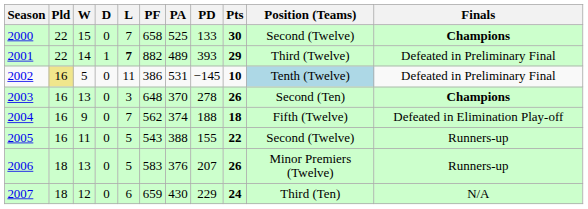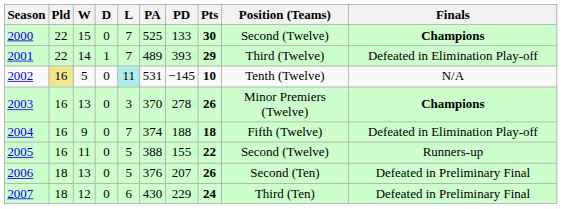- column: (152, 14)
(129, 55) bold -> (129, 55) normal
(478, 55) Defeated in Preliminary Final -> (453, 55) Defeated in Elimination Play-off
(129, 76) no background -> (129, 76) paleturquoise background
(310, 76) lightblue background -> (285, 76) no background
(478, 76) Defeated in Preliminary Final -> (453, 76) N/A
(310, 96) Second (Ten) -> (285, 104) Minor Premiers (Twelve)
(310, 165) Minor Premiers (Twelve) -> (285, 173) Second (Ten)
(478, 165) Runners-up -> (453, 173) Defeated in Preliminary Final
(478, 193) N/A -> (453, 193) Defeated in Preliminary Final
